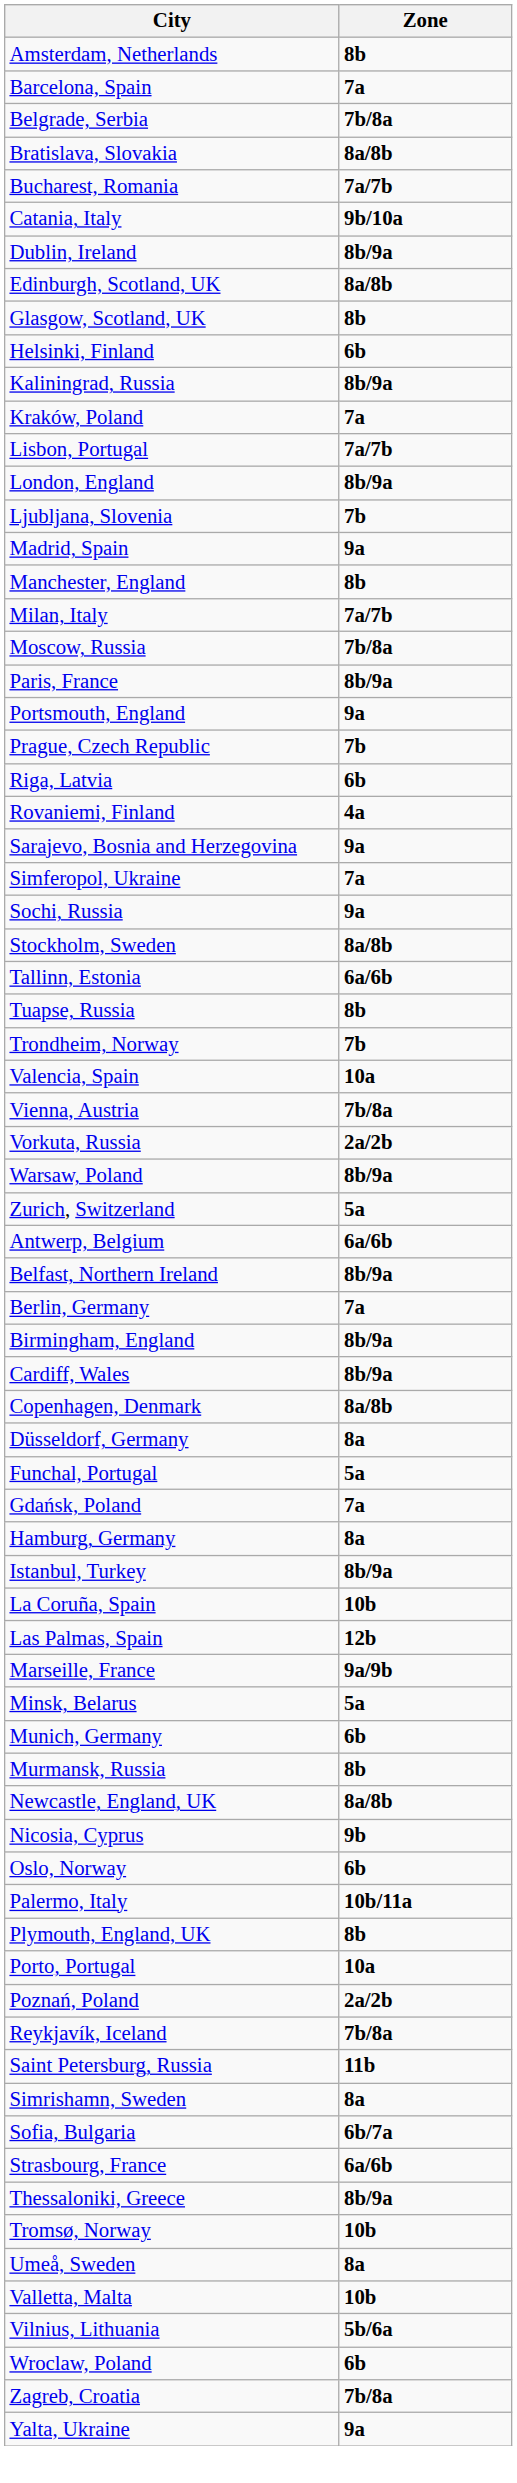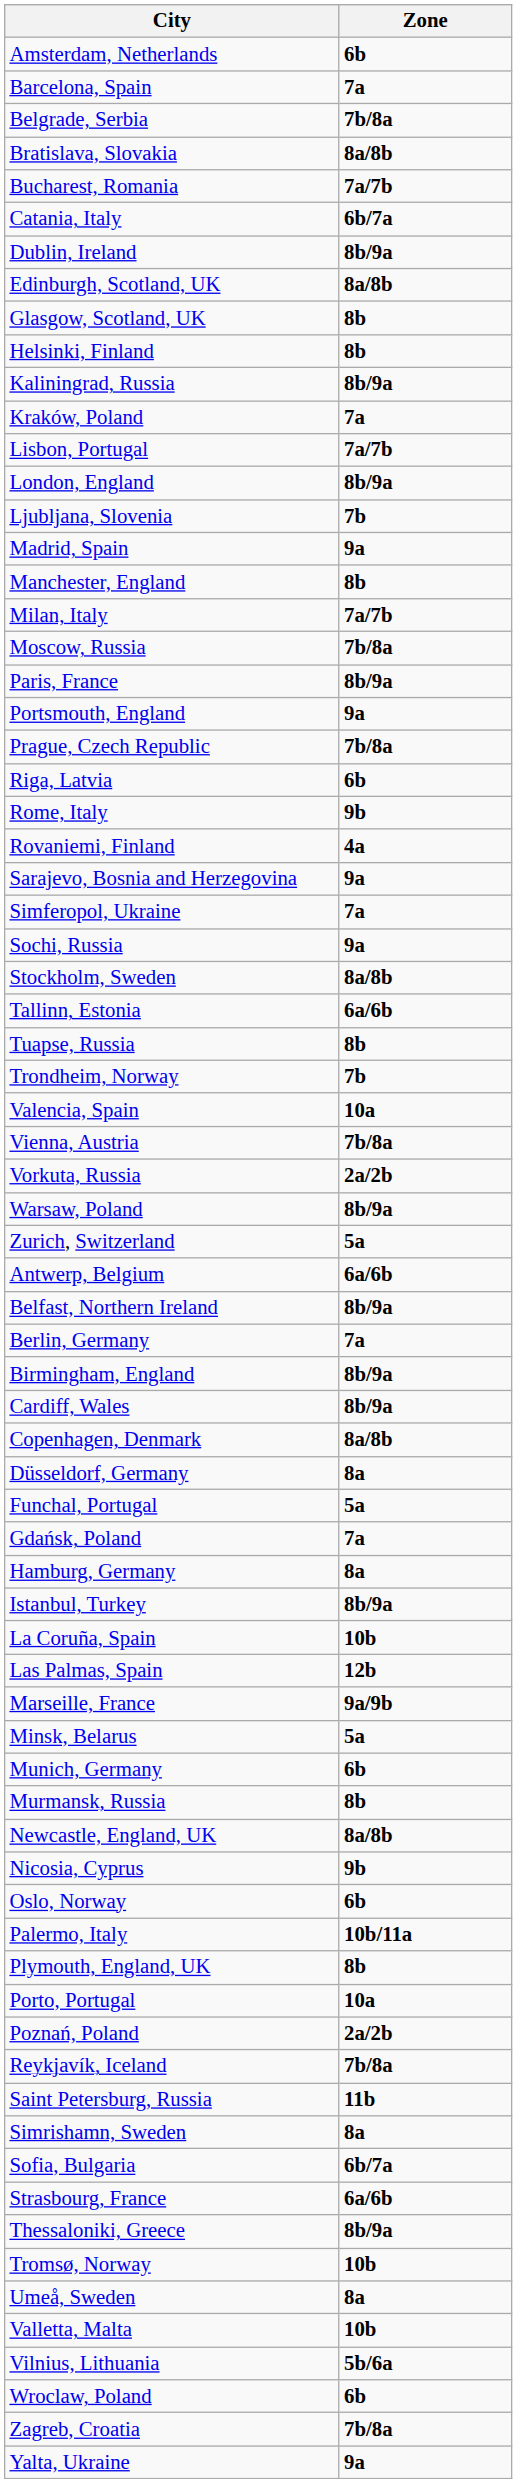(355, 53) 8b -> (355, 53) 6b
(374, 218) 9b/10a -> (368, 218) 6b/7a
(355, 350) 6b -> (355, 350) 8b
(355, 746) 7b -> (368, 746) 7b/8a
+ row: (59, 812)
